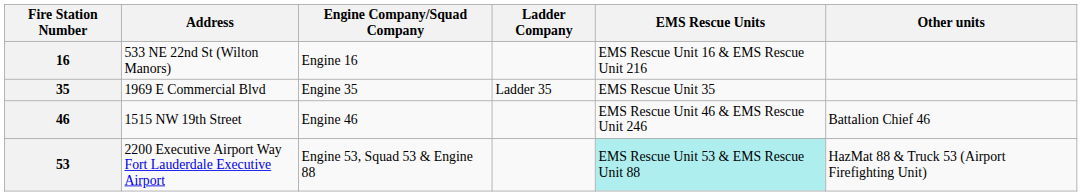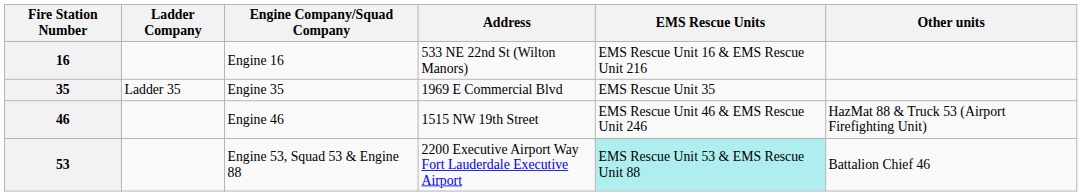columns swapped: (210, 23) <-> (544, 23)
(879, 119) Battalion Chief 46 -> (917, 119) HazMat 88 & Truck 53 (Airport Firefighting Unit)
(917, 164) HazMat 88 & Truck 53 (Airport Firefighting Unit) -> (879, 164) Battalion Chief 46
